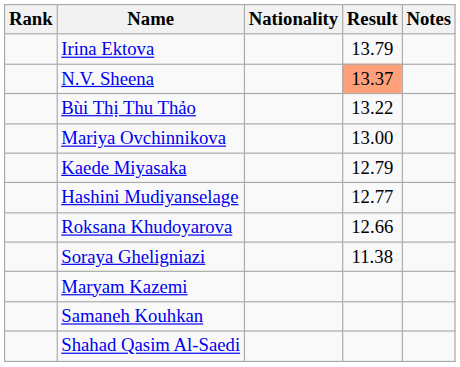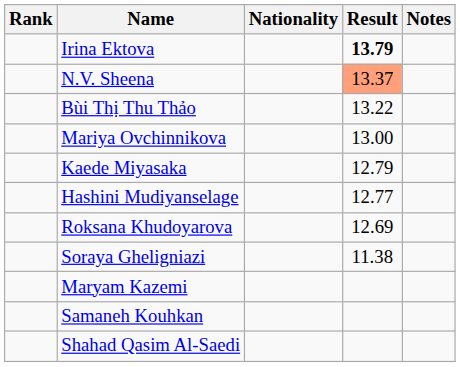(372, 49) normal -> (372, 49) bold
(372, 227) 12.66 -> (372, 227) 12.69
